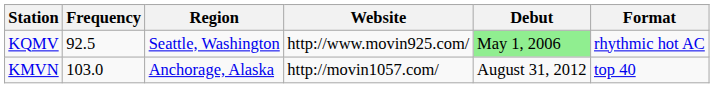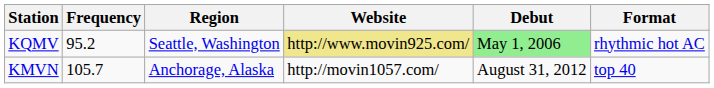(81, 43) 92.5 -> (81, 43) 95.2
(378, 43) no background -> (378, 43) khaki background
(85, 69) 103.0 -> (85, 69) 105.7
